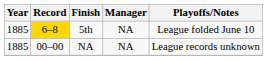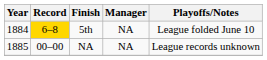(18, 30) 1885 -> (18, 30) 1884
